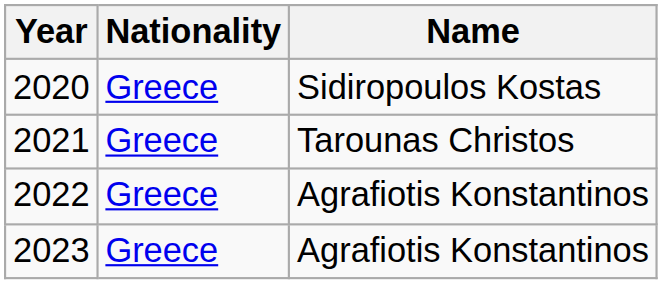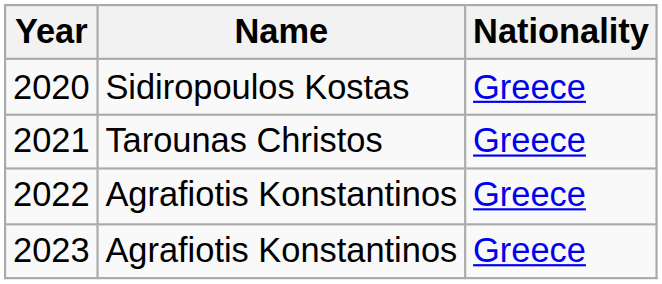columns swapped: (473, 31) <-> (193, 31)
